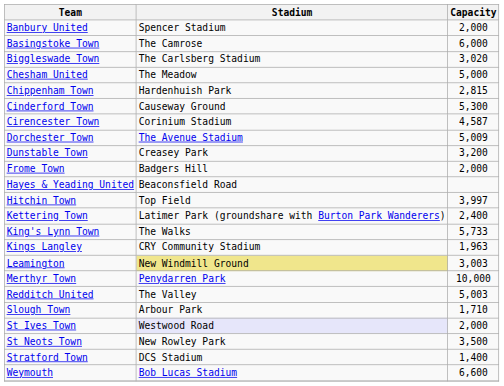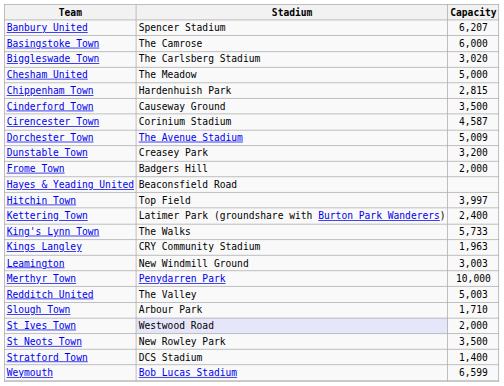(473, 28) 2,000 -> (473, 28) 6,207
(473, 106) 5,300 -> (473, 106) 3,500
(194, 263) khaki background -> (194, 263) no background
(473, 373) 6,600 -> (473, 373) 6,599
